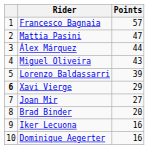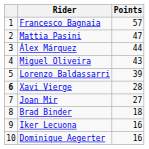(137, 88) 29 -> (137, 88) 28
(137, 113) 20 -> (137, 113) 18
